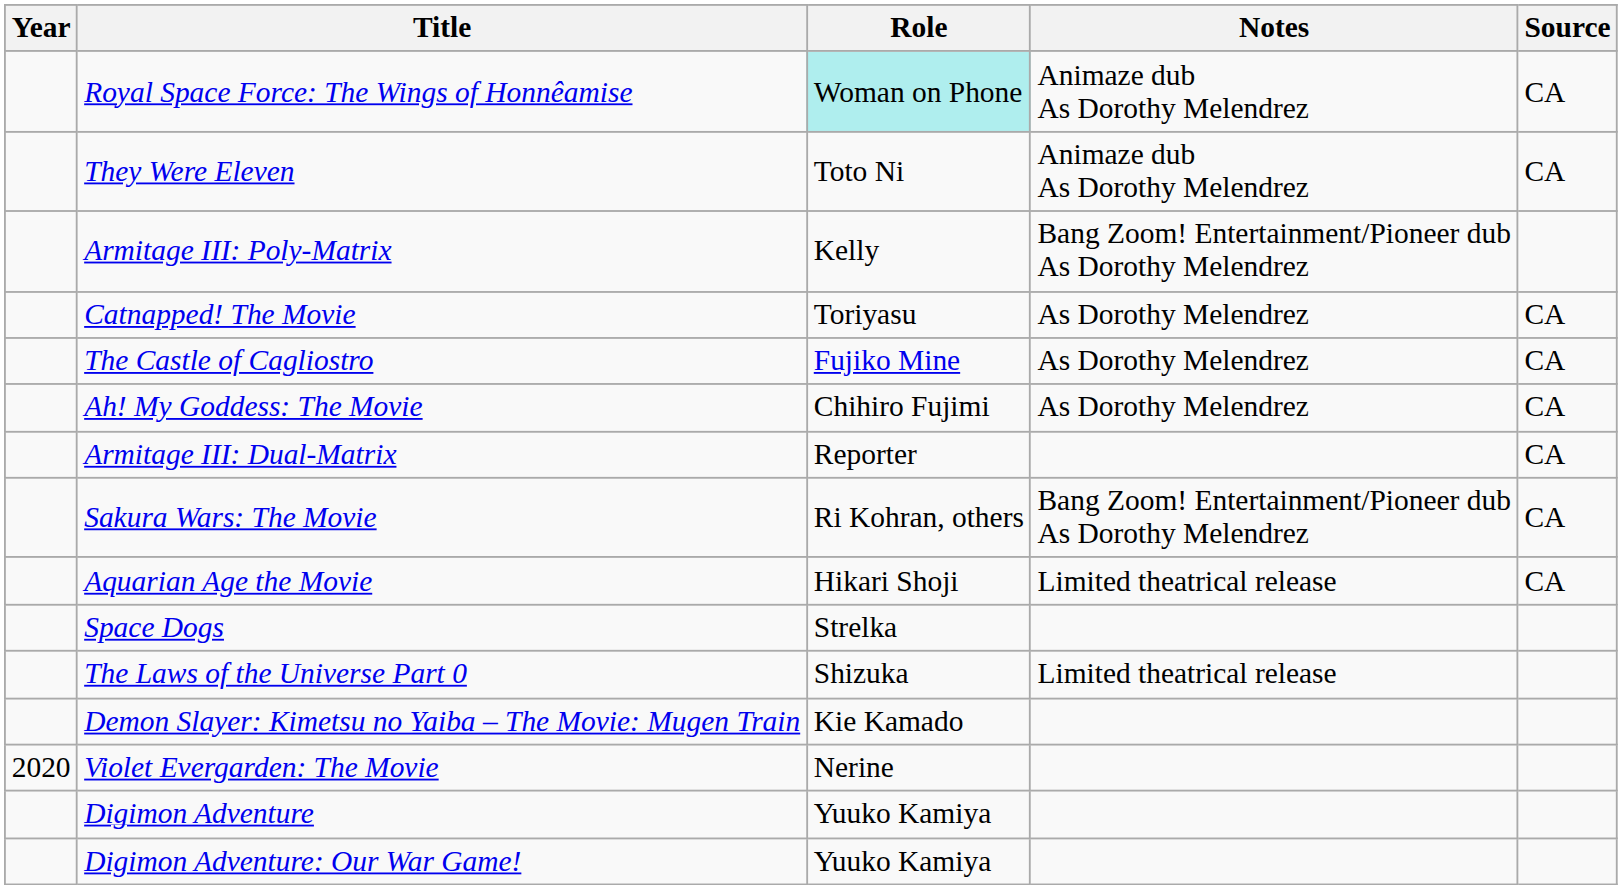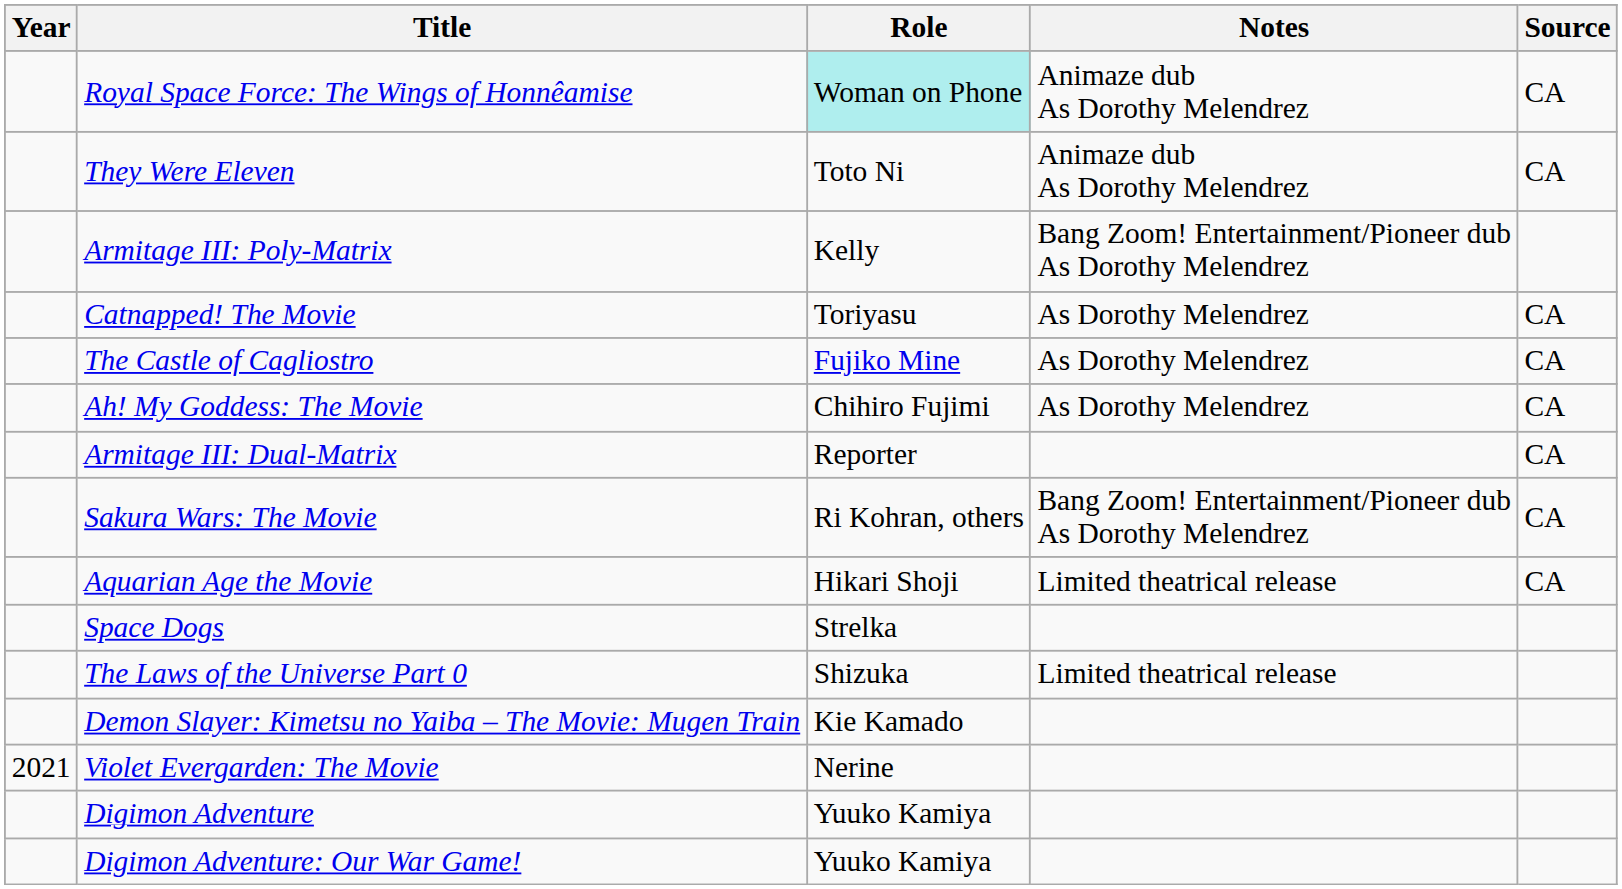(41, 767) 2020 -> (41, 767) 2021
